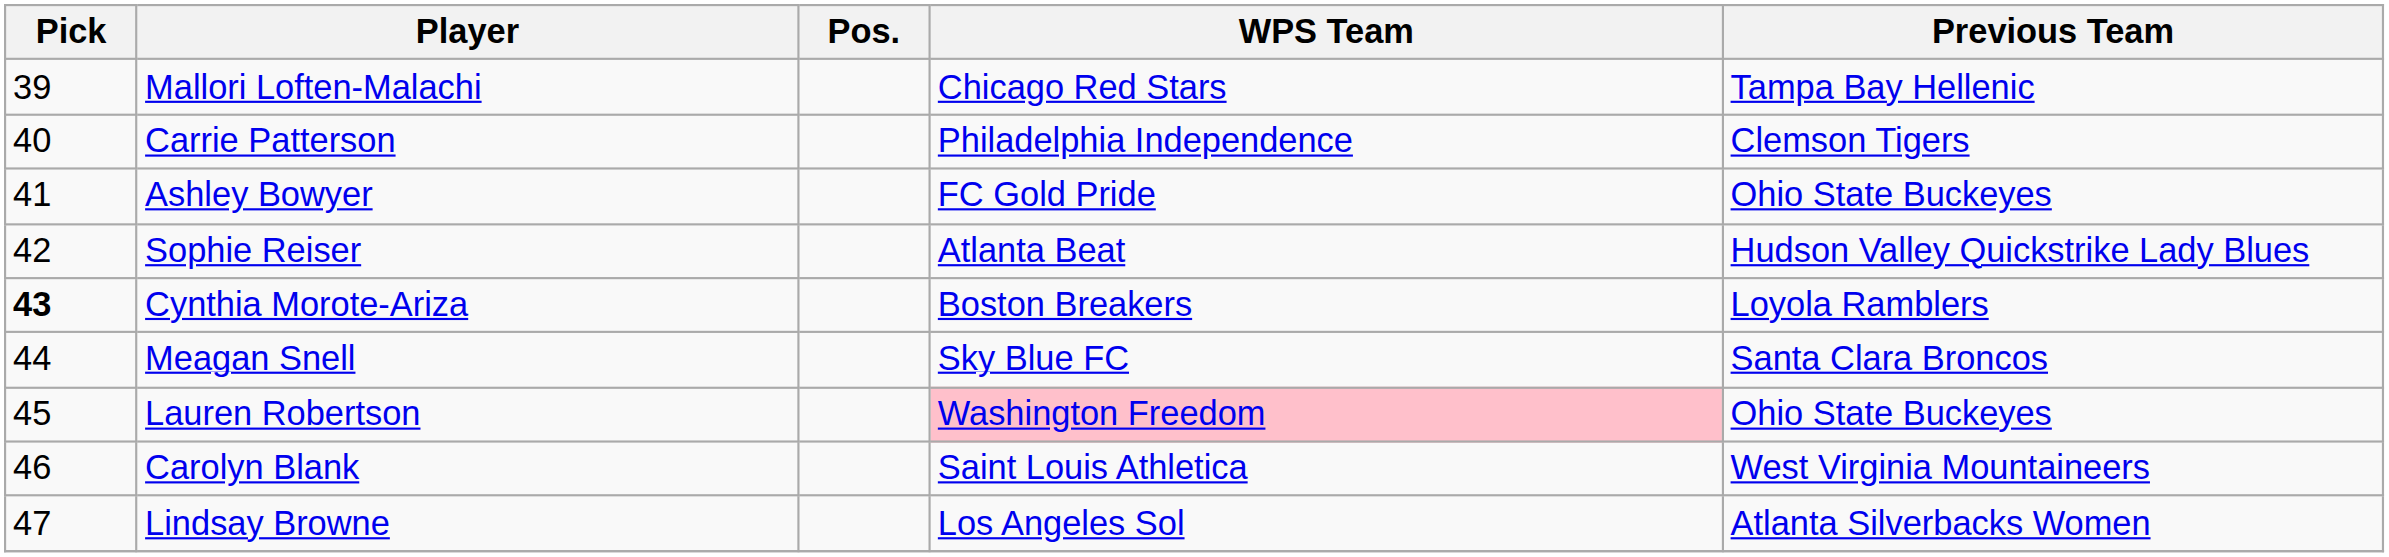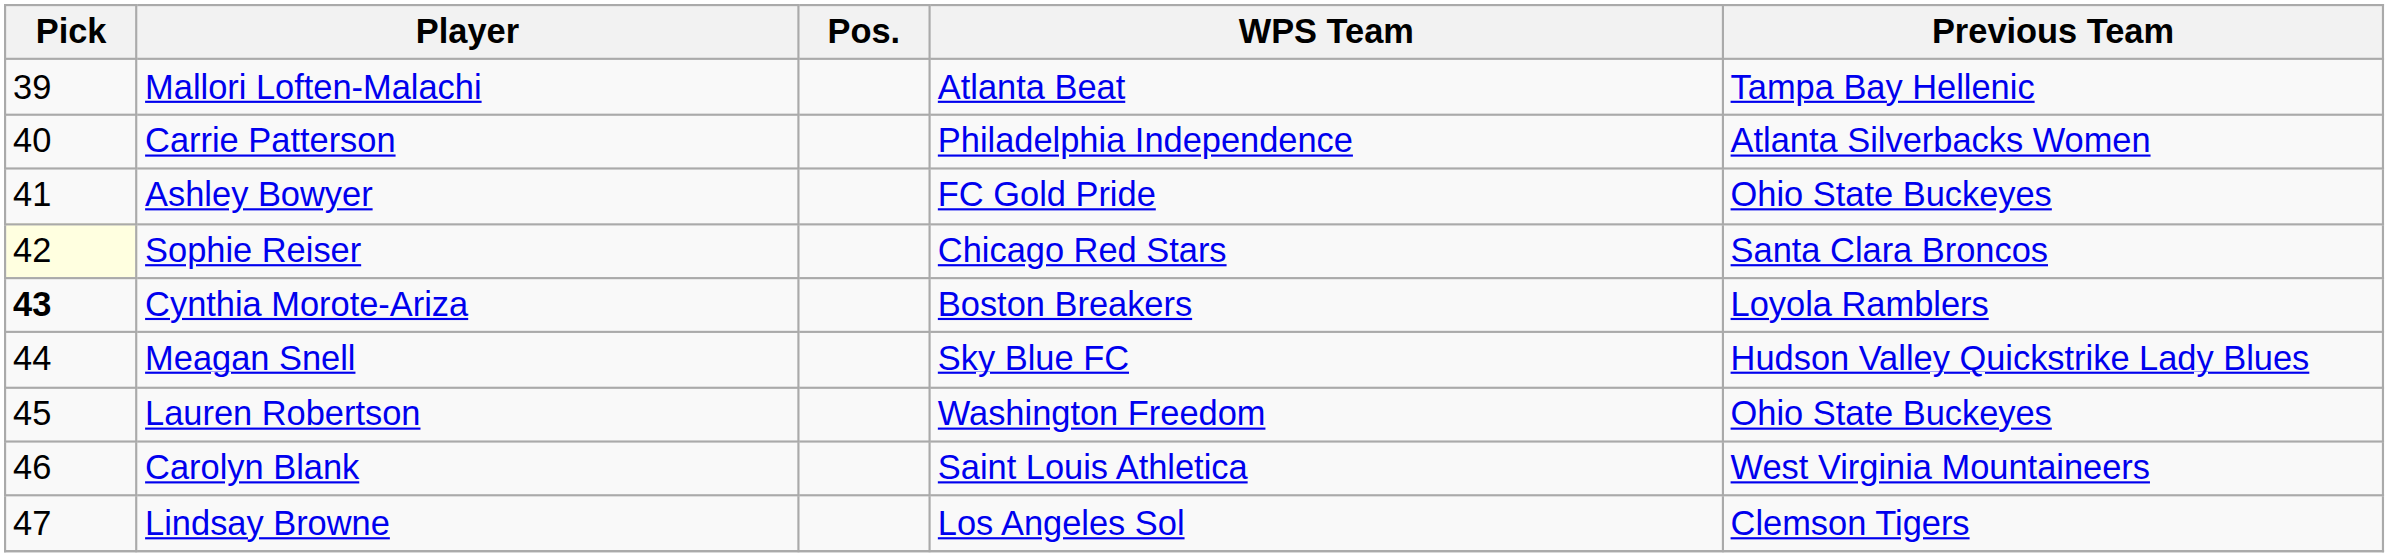(1082, 86) Chicago Red Stars -> (1032, 86) Atlanta Beat
(1850, 140) Clemson Tigers -> (1941, 140) Atlanta Silverbacks Women
(32, 250) no background -> (32, 250) lightyellow background
(1032, 250) Atlanta Beat -> (1082, 250) Chicago Red Stars
(2020, 250) Hudson Valley Quickstrike Lady Blues -> (1889, 250) Santa Clara Broncos
(1889, 359) Santa Clara Broncos -> (2020, 359) Hudson Valley Quickstrike Lady Blues
(1102, 413) pink background -> (1102, 413) no background
(1941, 522) Atlanta Silverbacks Women -> (1850, 522) Clemson Tigers
